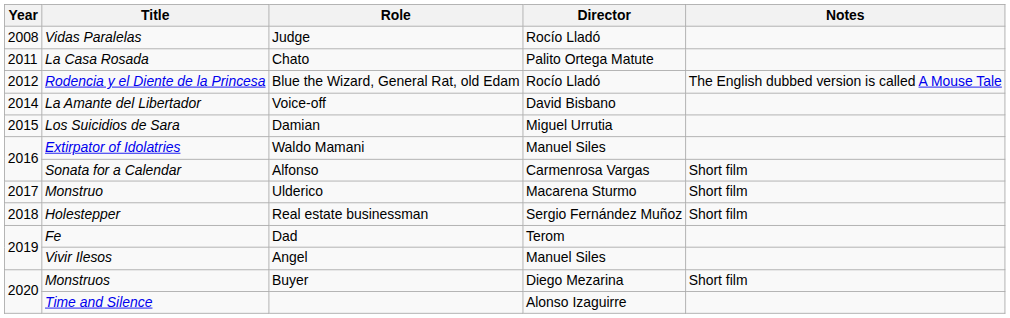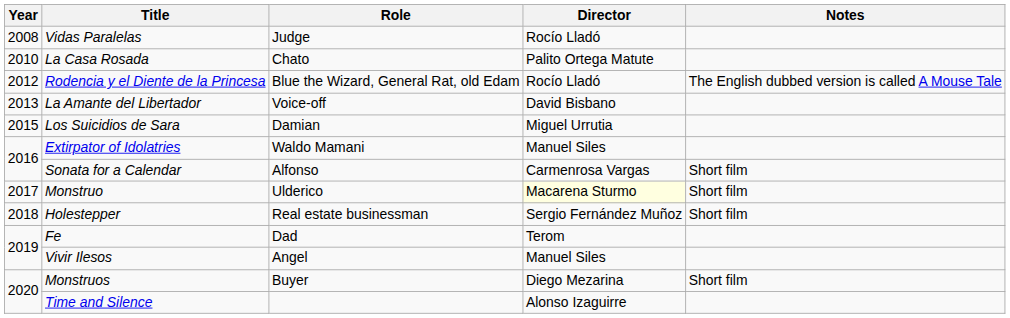(23, 59) 2011 -> (23, 59) 2010
(23, 103) 2014 -> (23, 103) 2013
(581, 192) no background -> (581, 192) lightyellow background
